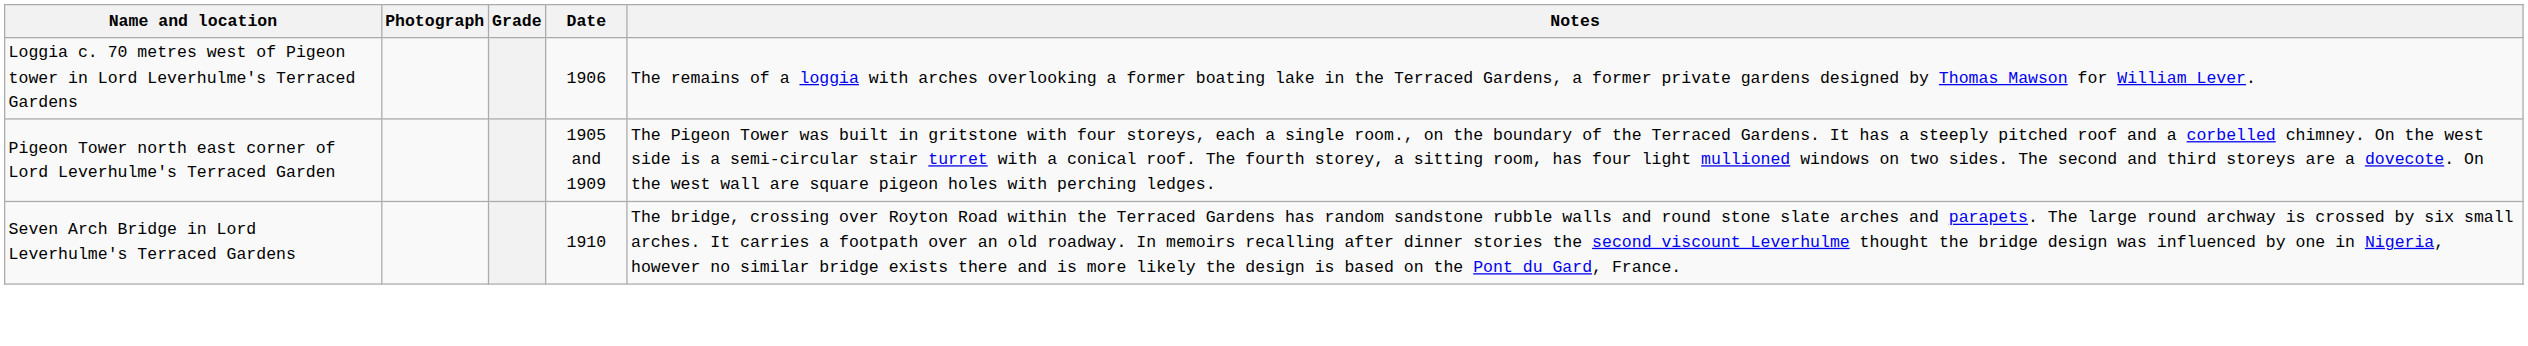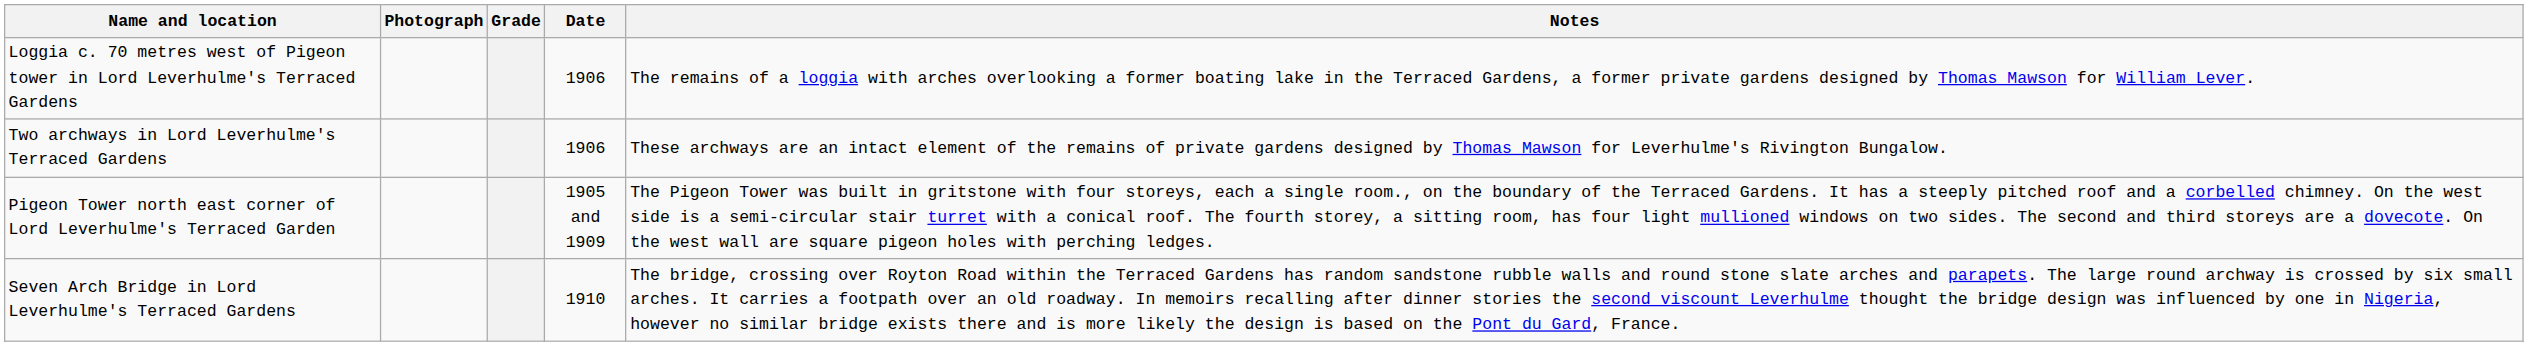+ row: (172, 148)
